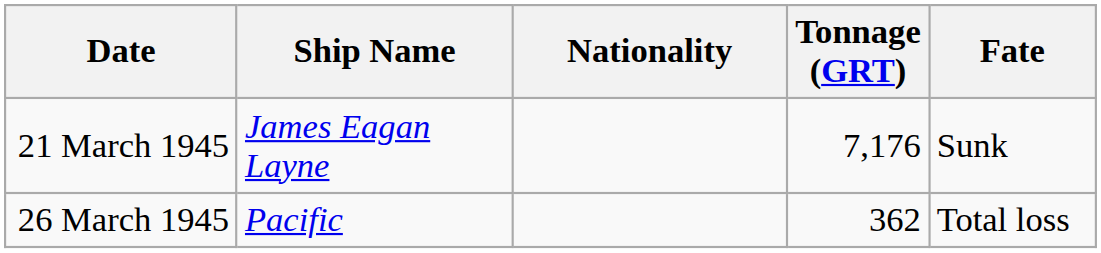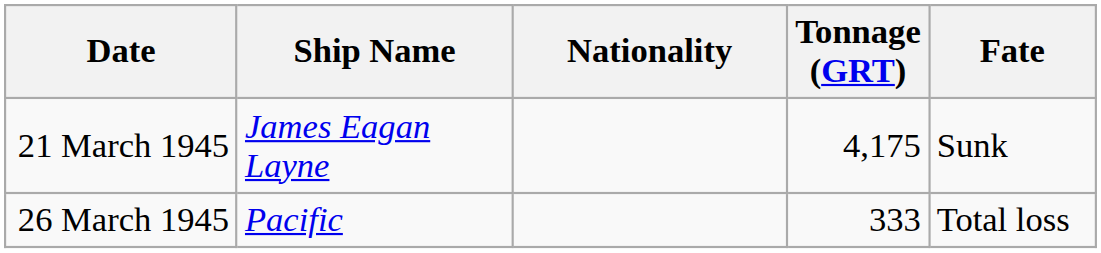(882, 145) 7,176 -> (882, 145) 4,175
(895, 219) 362 -> (895, 219) 333
